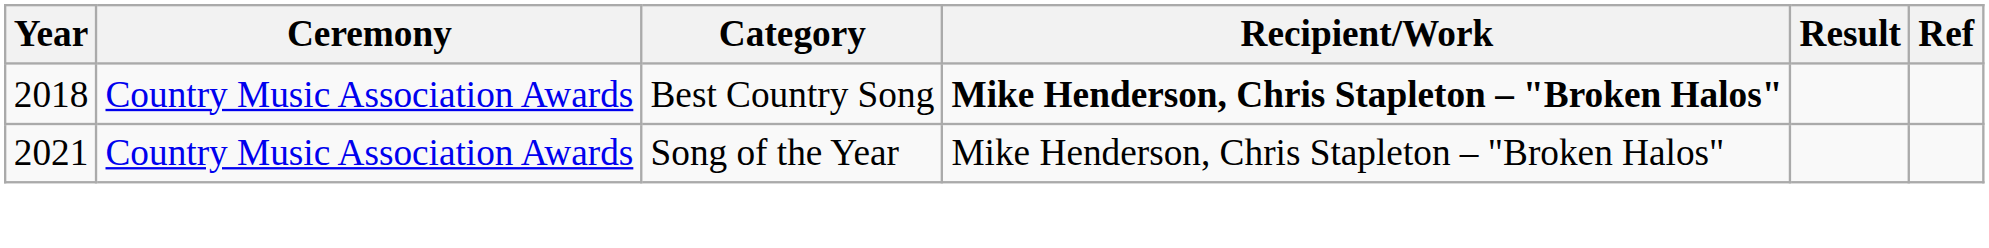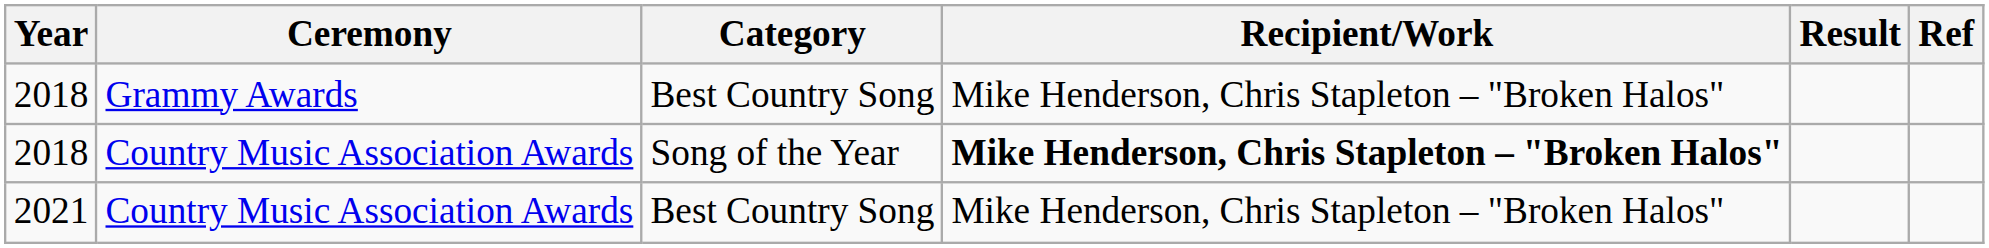+ row: (51, 93)
(792, 93) Best Country Song -> (775, 152) Song of the Year
(775, 152) Song of the Year -> (792, 211) Best Country Song
